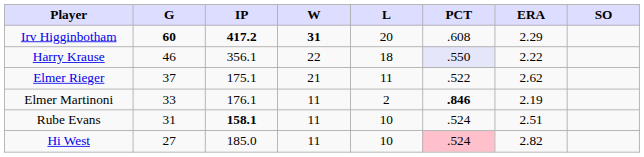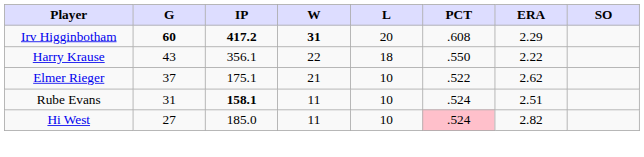(169, 57) 46 -> (169, 57) 43
(459, 57) lavender background -> (459, 57) no background
(386, 78) 11 -> (386, 78) 10
- row: (69, 99)
